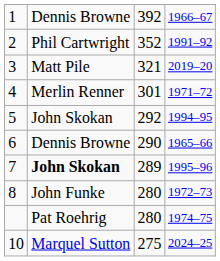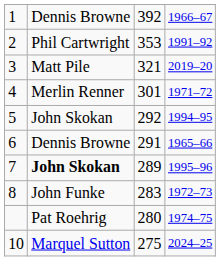(149, 42) 352 -> (149, 42) 353
(149, 142) 290 -> (149, 142) 291
(149, 192) 280 -> (149, 192) 283
